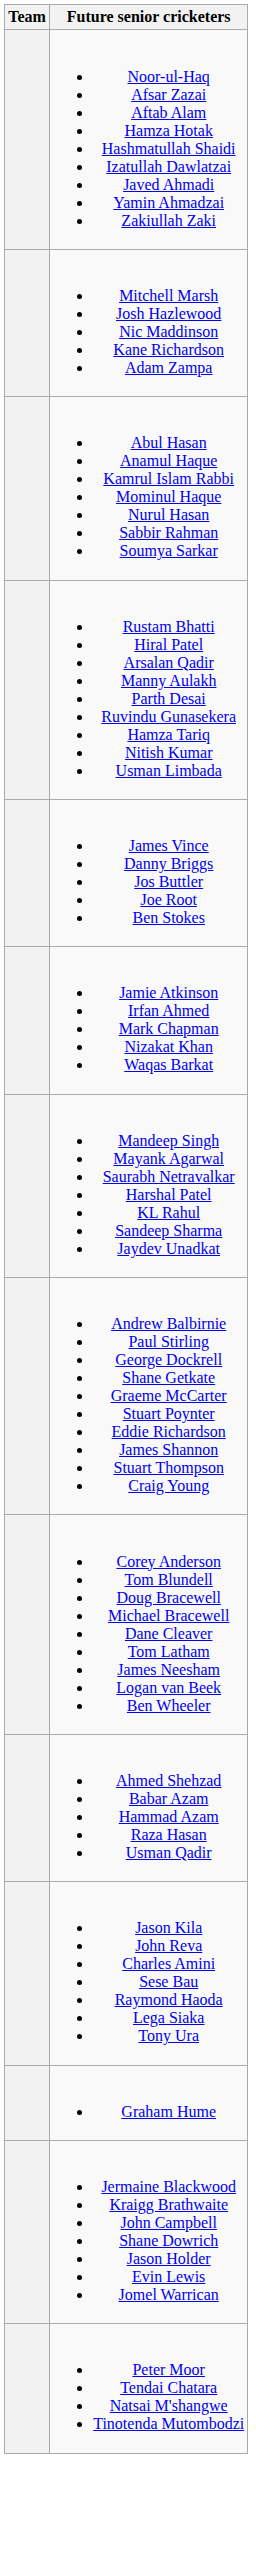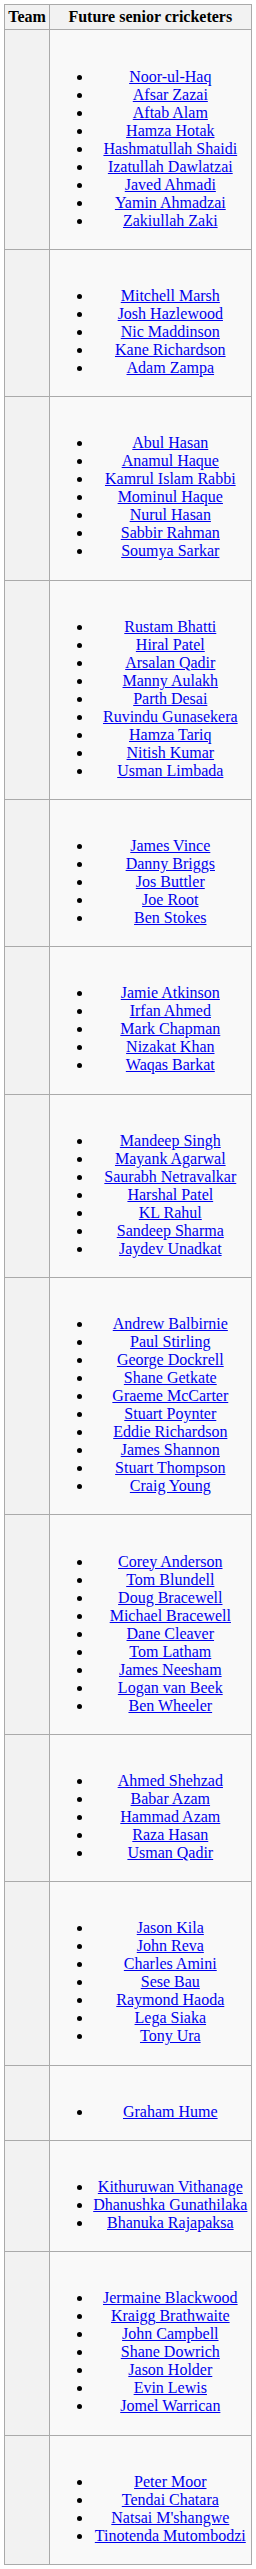+ row: (150, 2205)
